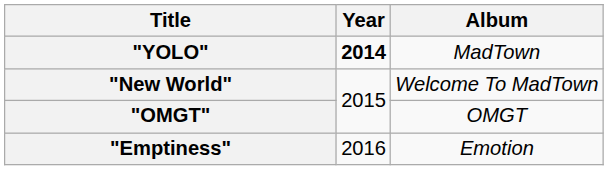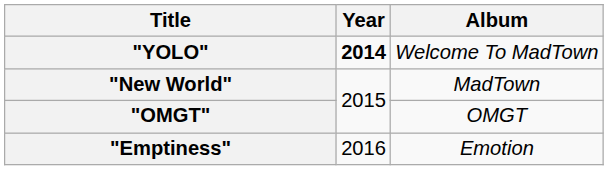(497, 52) MadTown -> (497, 52) Welcome To MadTown
(497, 84) Welcome To MadTown -> (497, 84) MadTown
